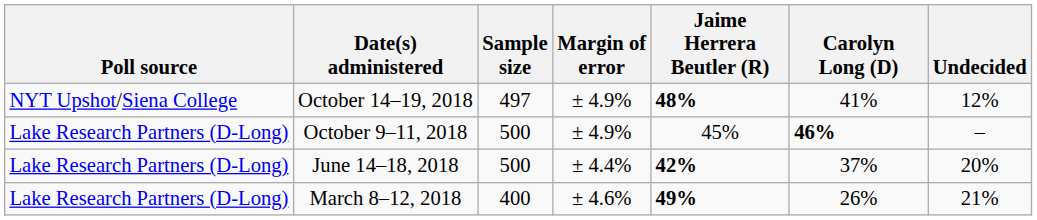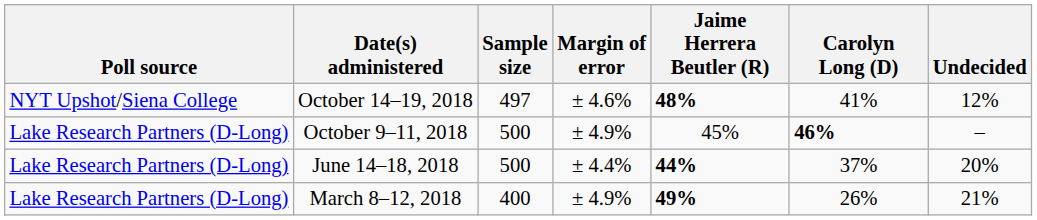(602, 100) ± 4.9% -> (602, 100) ± 4.6%
(676, 165) 42% -> (676, 165) 44%
(602, 198) ± 4.6% -> (602, 198) ± 4.9%
